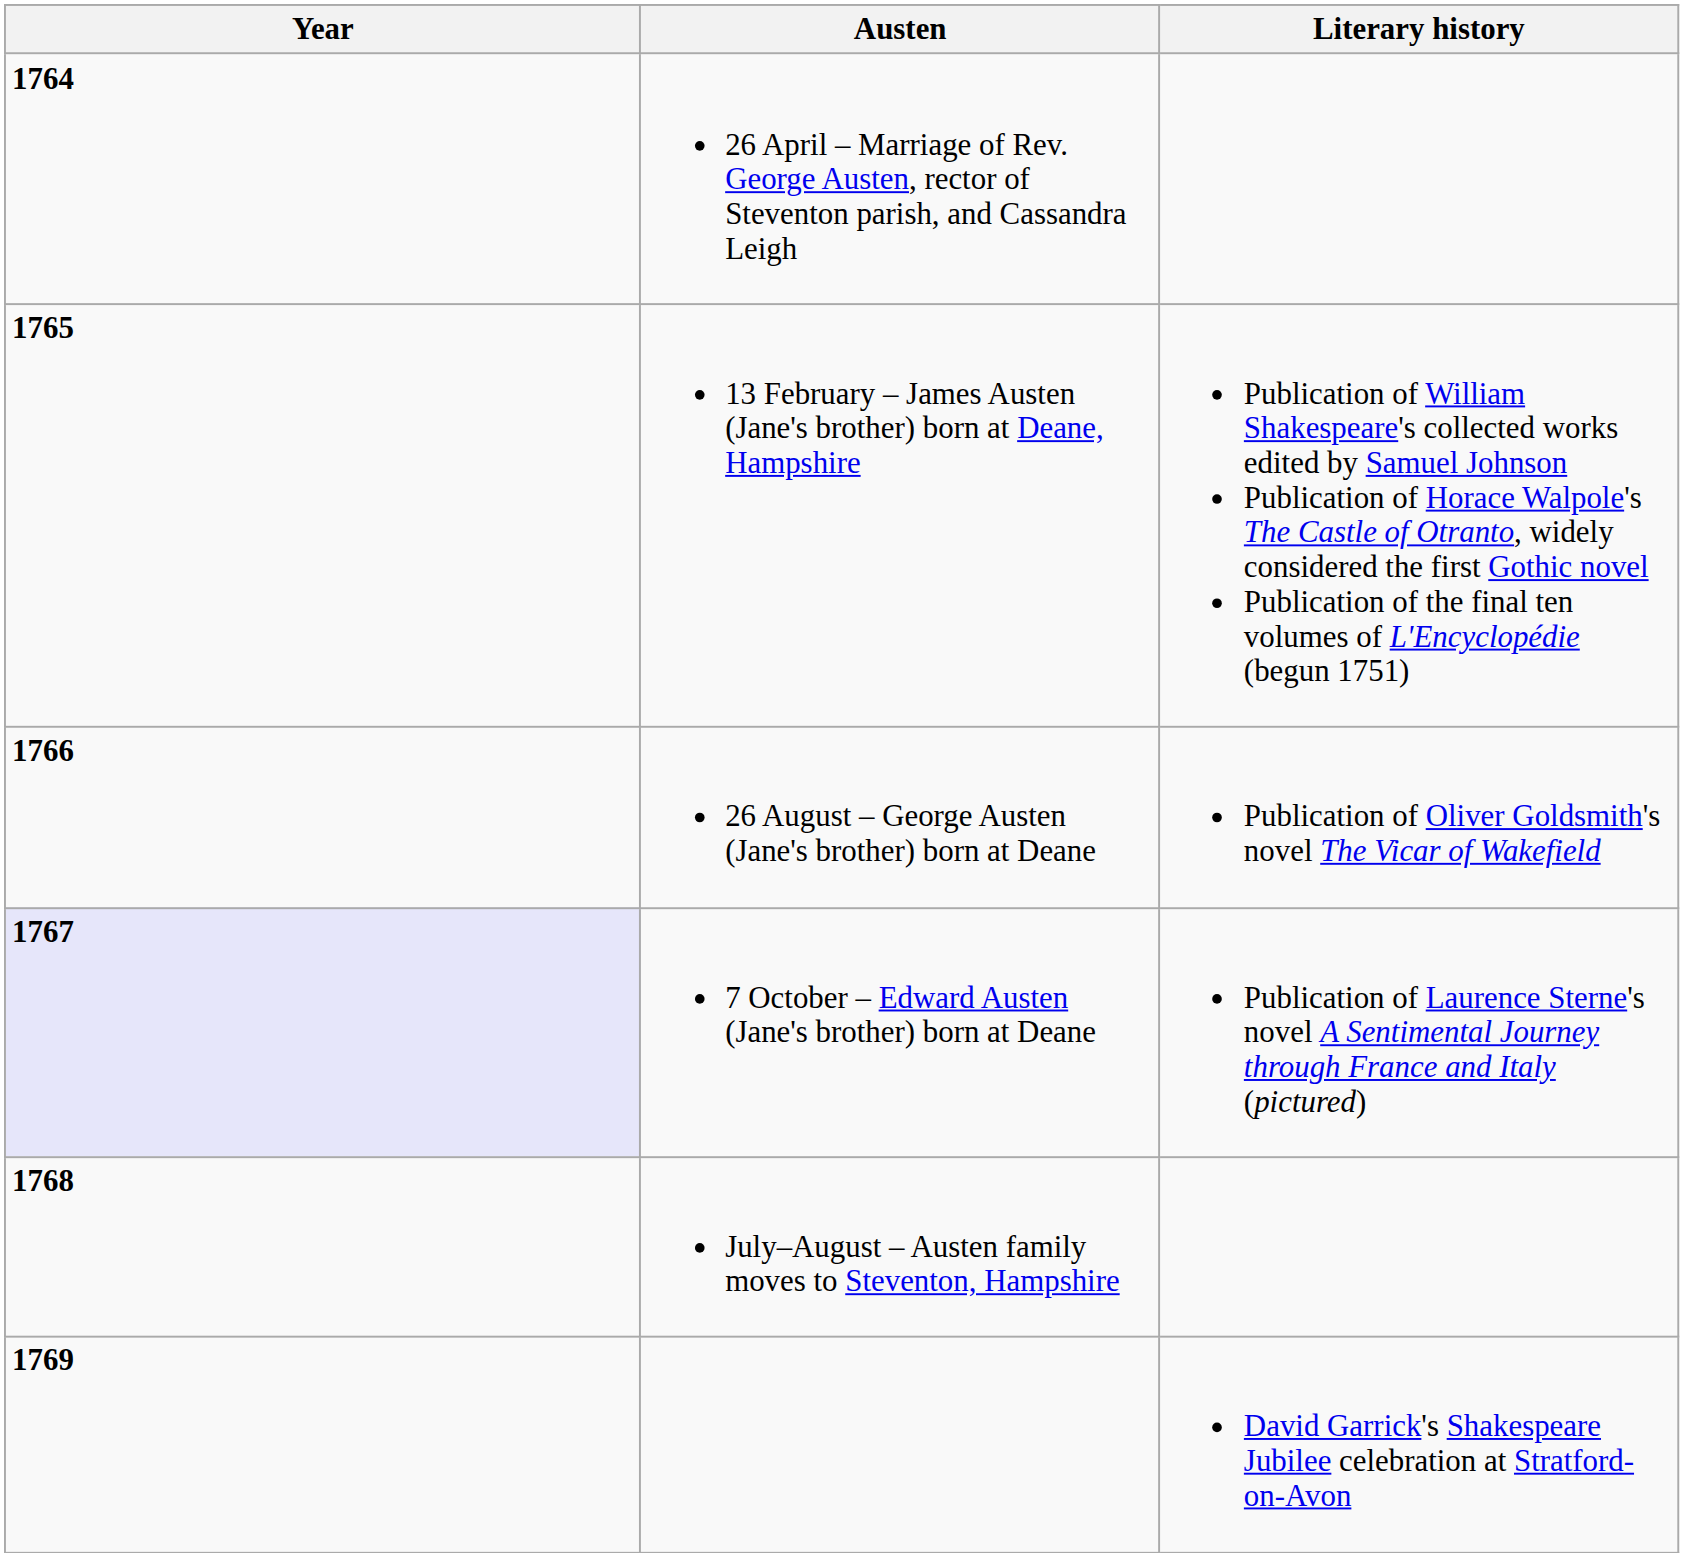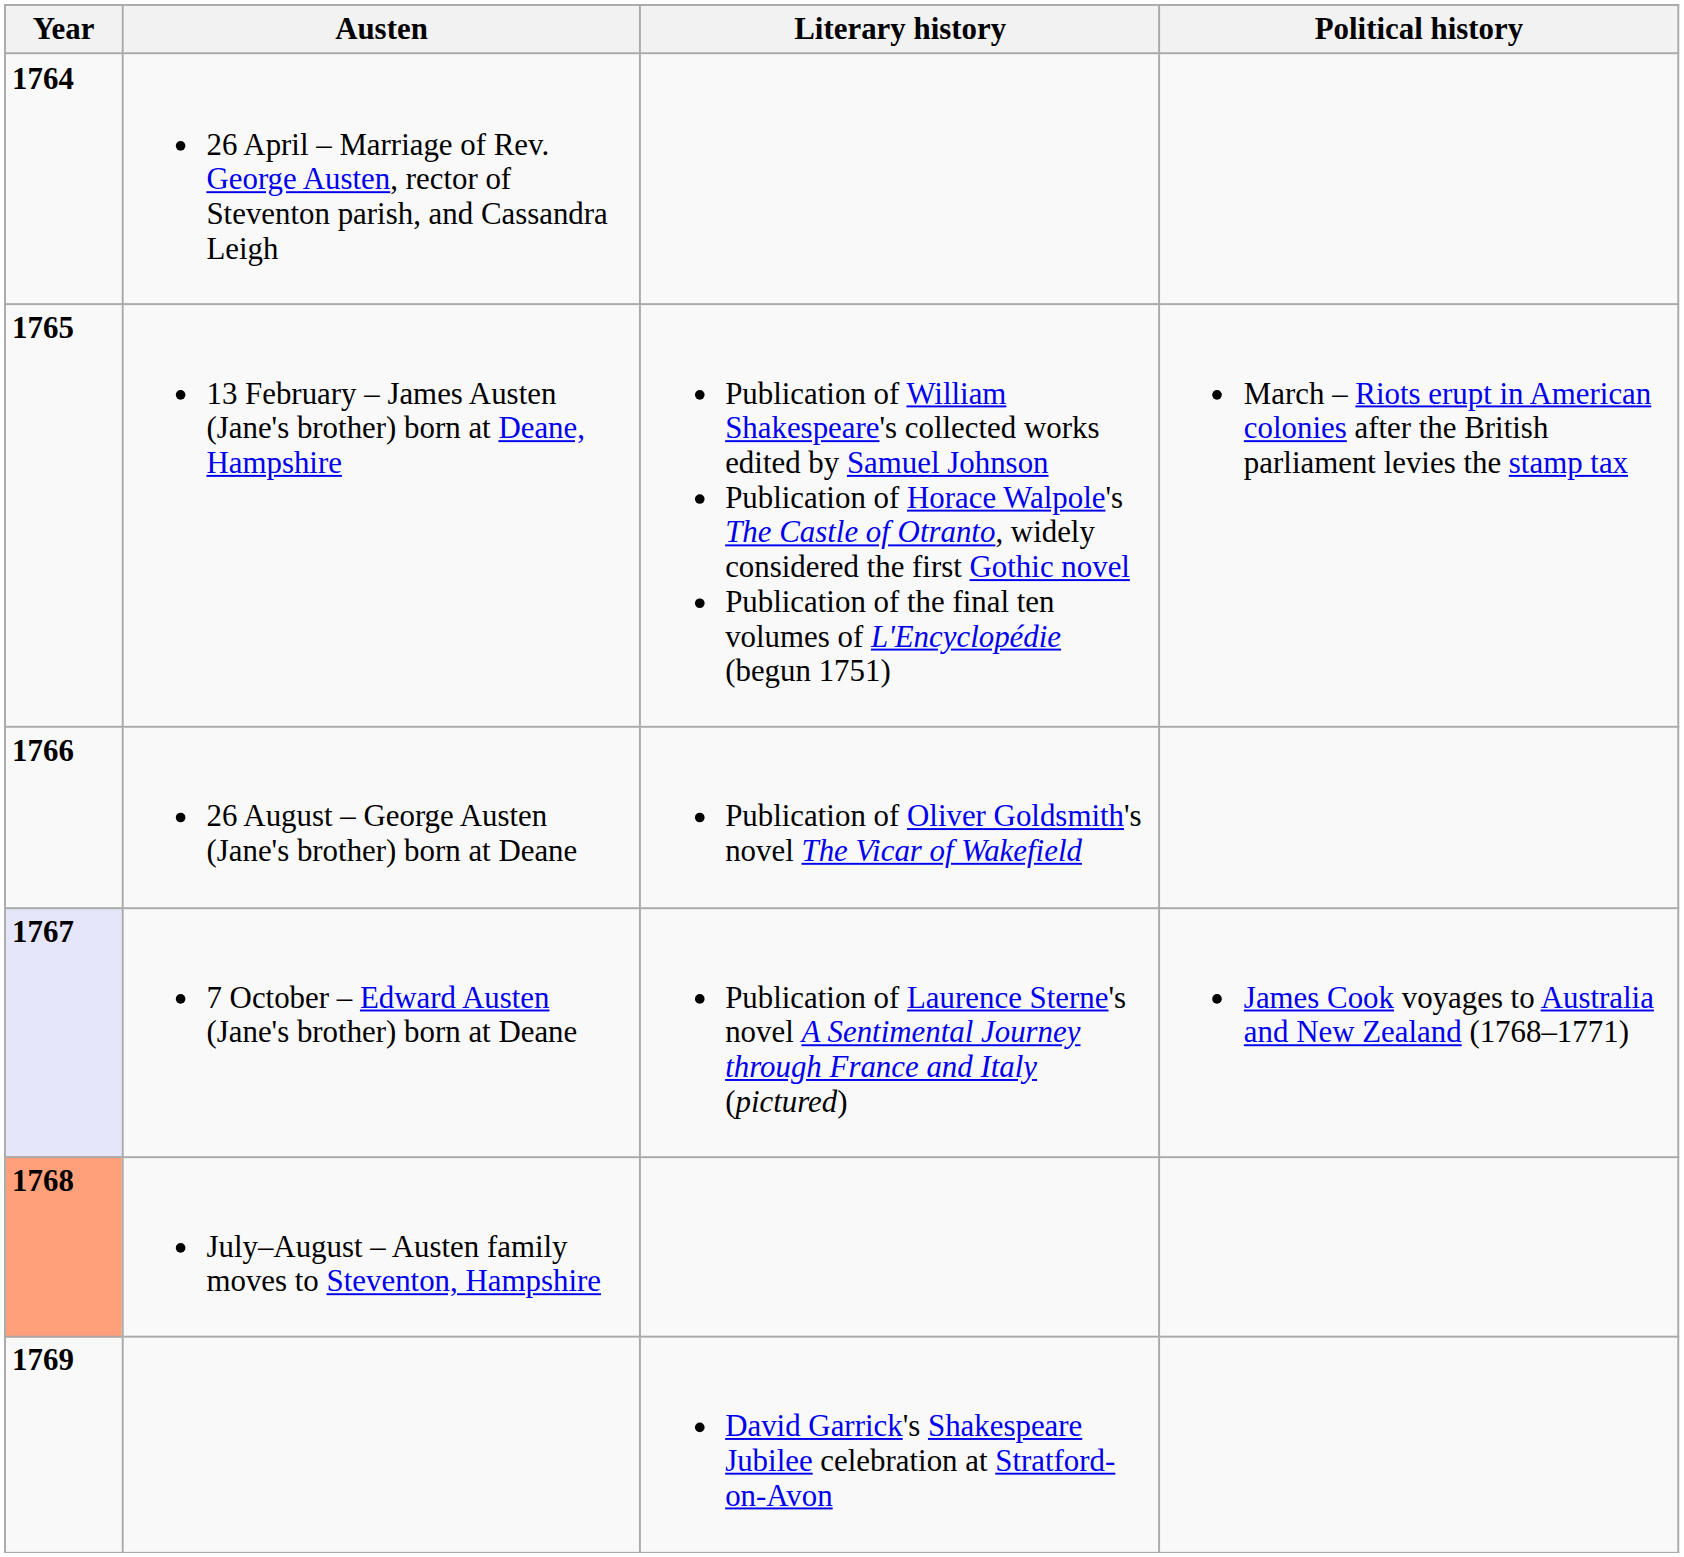+ column: (1419, 28)
(43, 1180) no background -> (43, 1180) lightsalmon background
